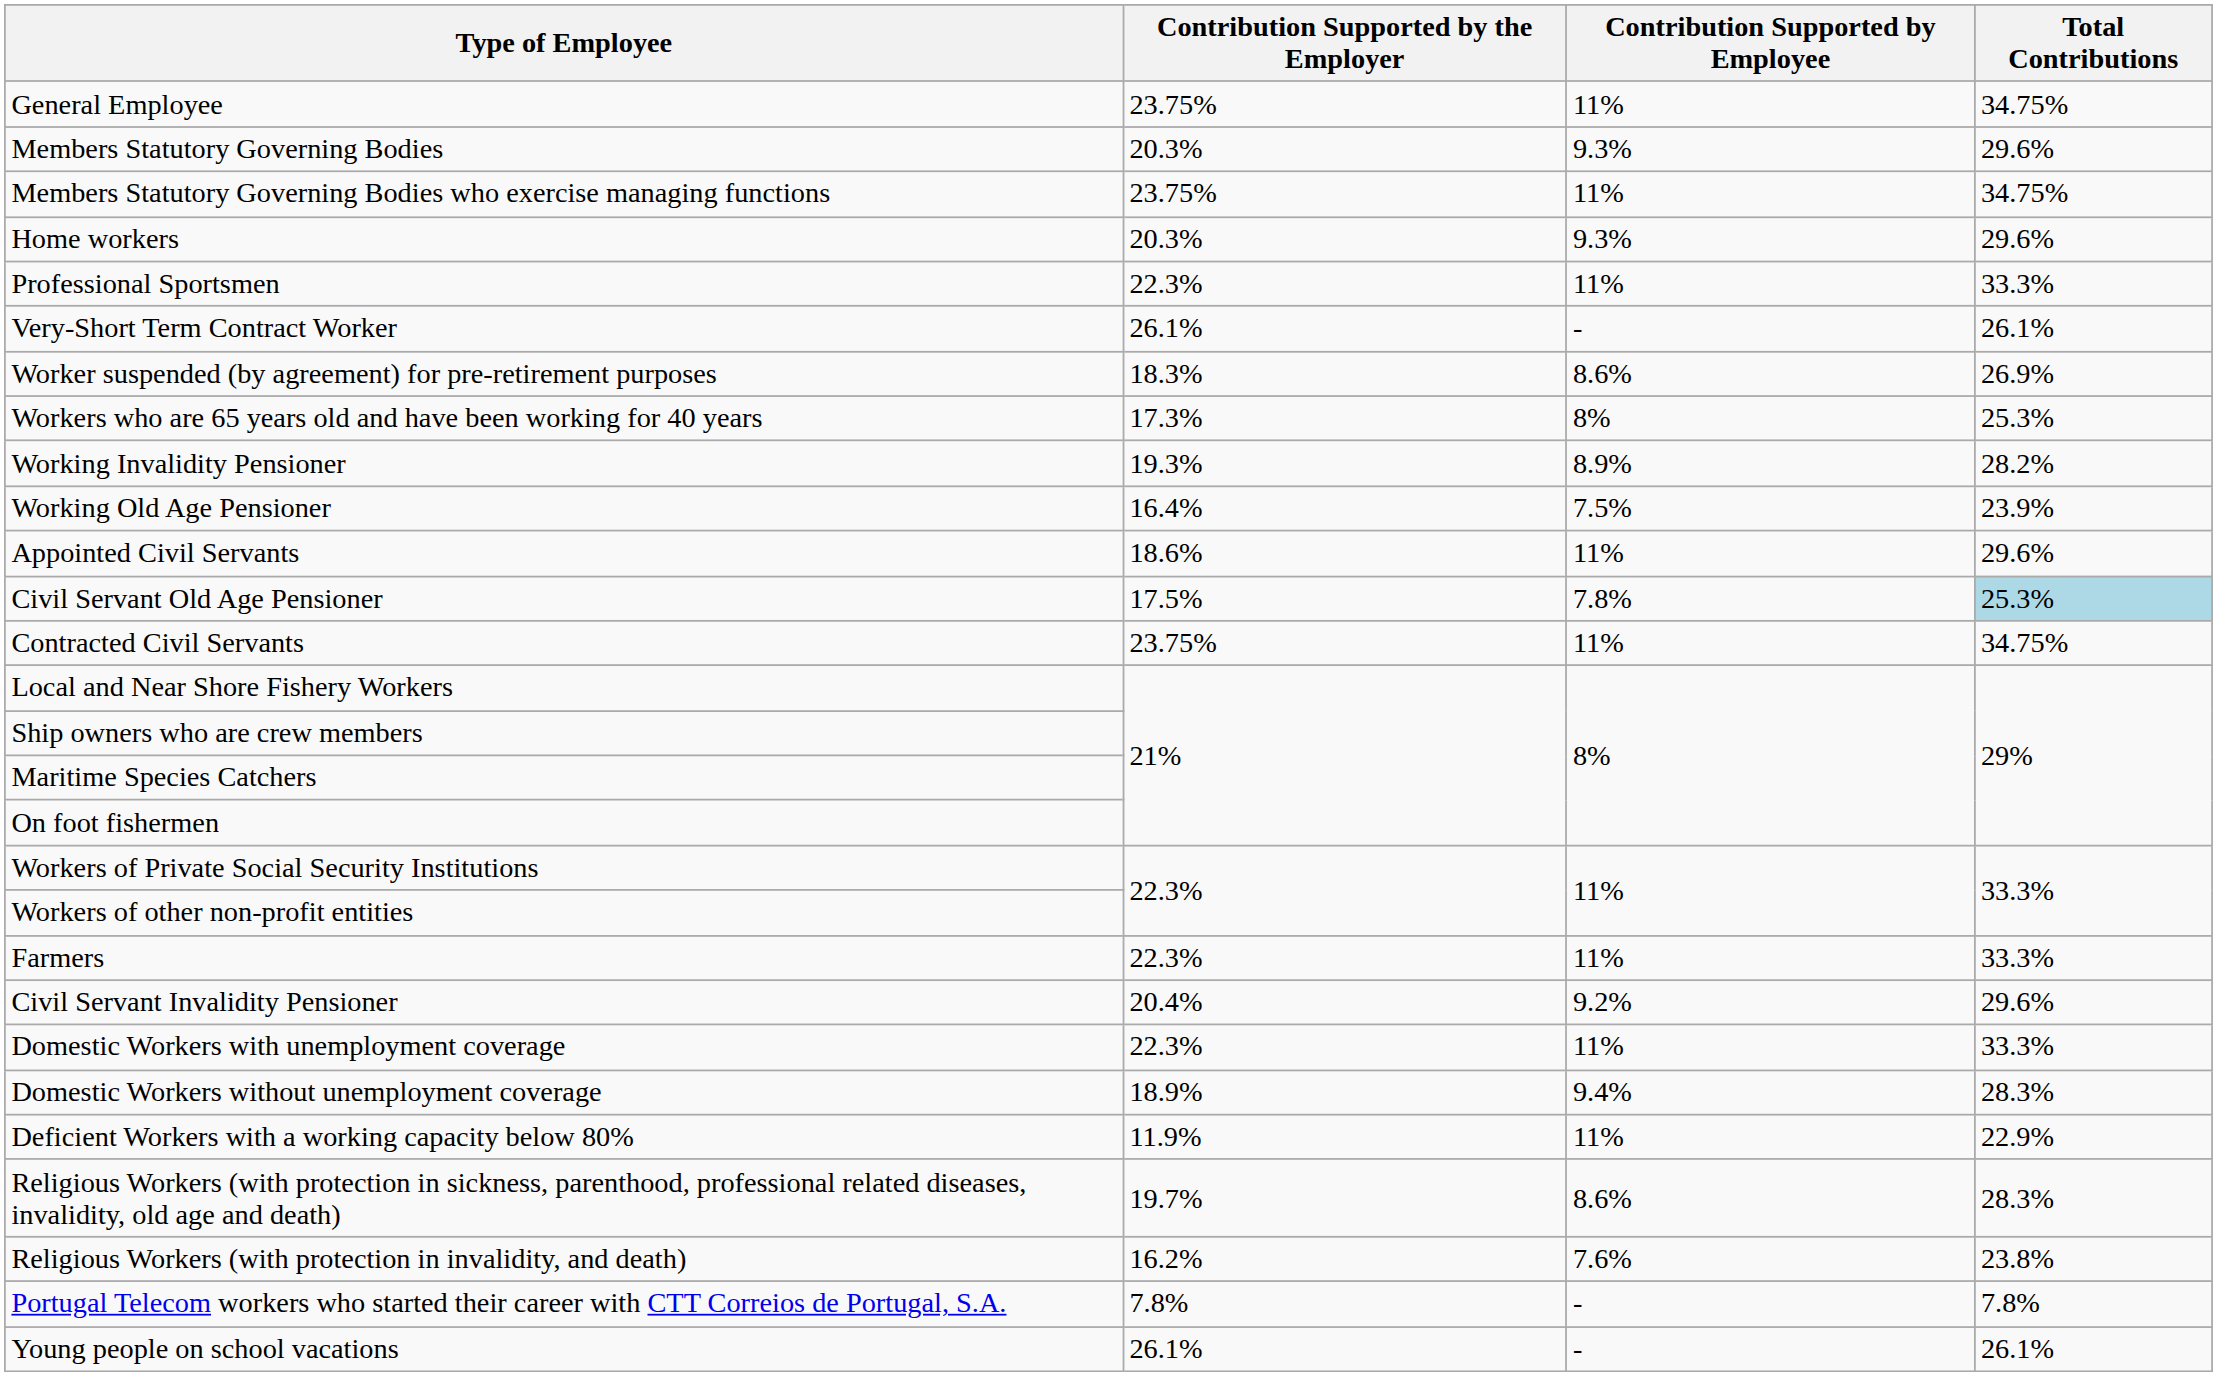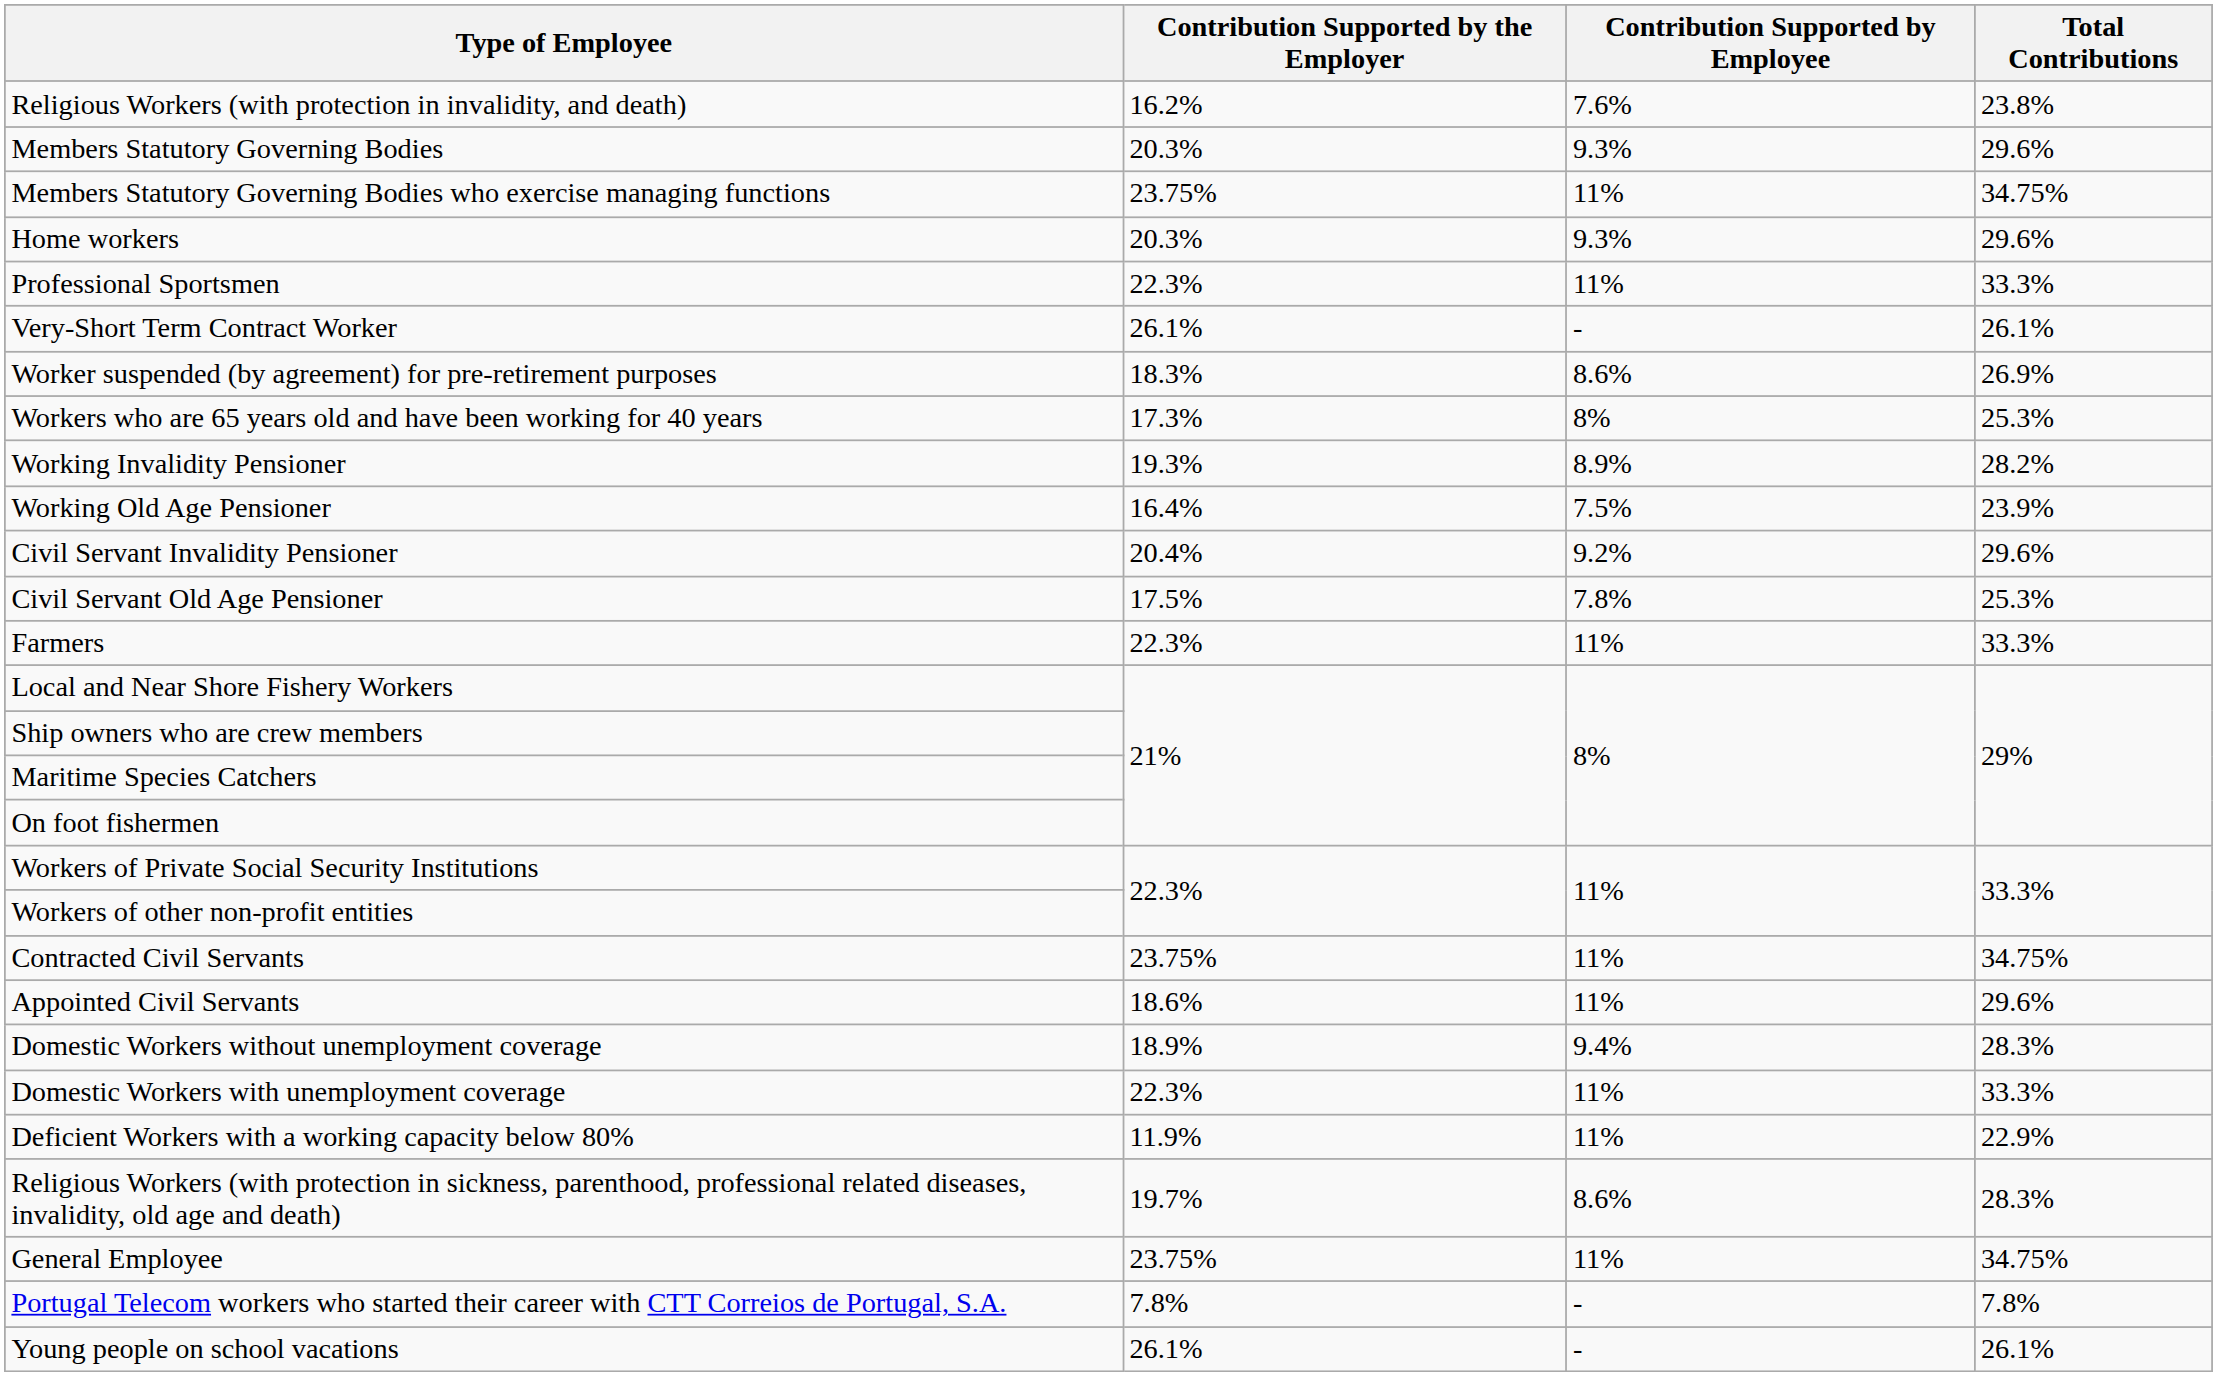rows swapped: (117, 103) <-> (349, 1258)
rows swapped: (205, 1002) <-> (155, 552)
(2018, 597) lightblue background -> (2018, 597) no background
rows swapped: (58, 957) <-> (158, 642)
rows swapped: (307, 1091) <-> (288, 1046)
